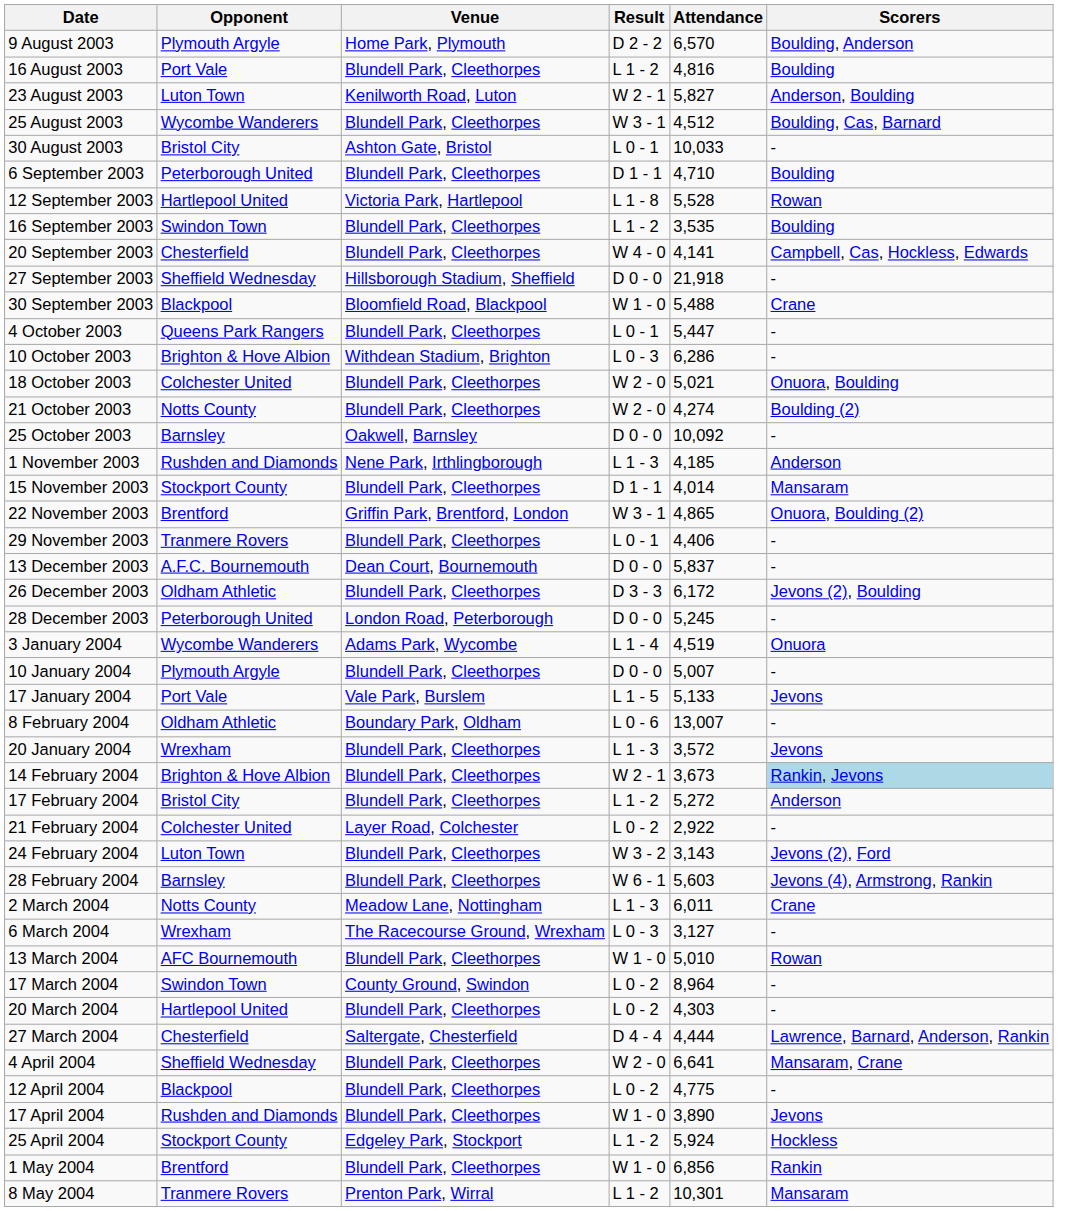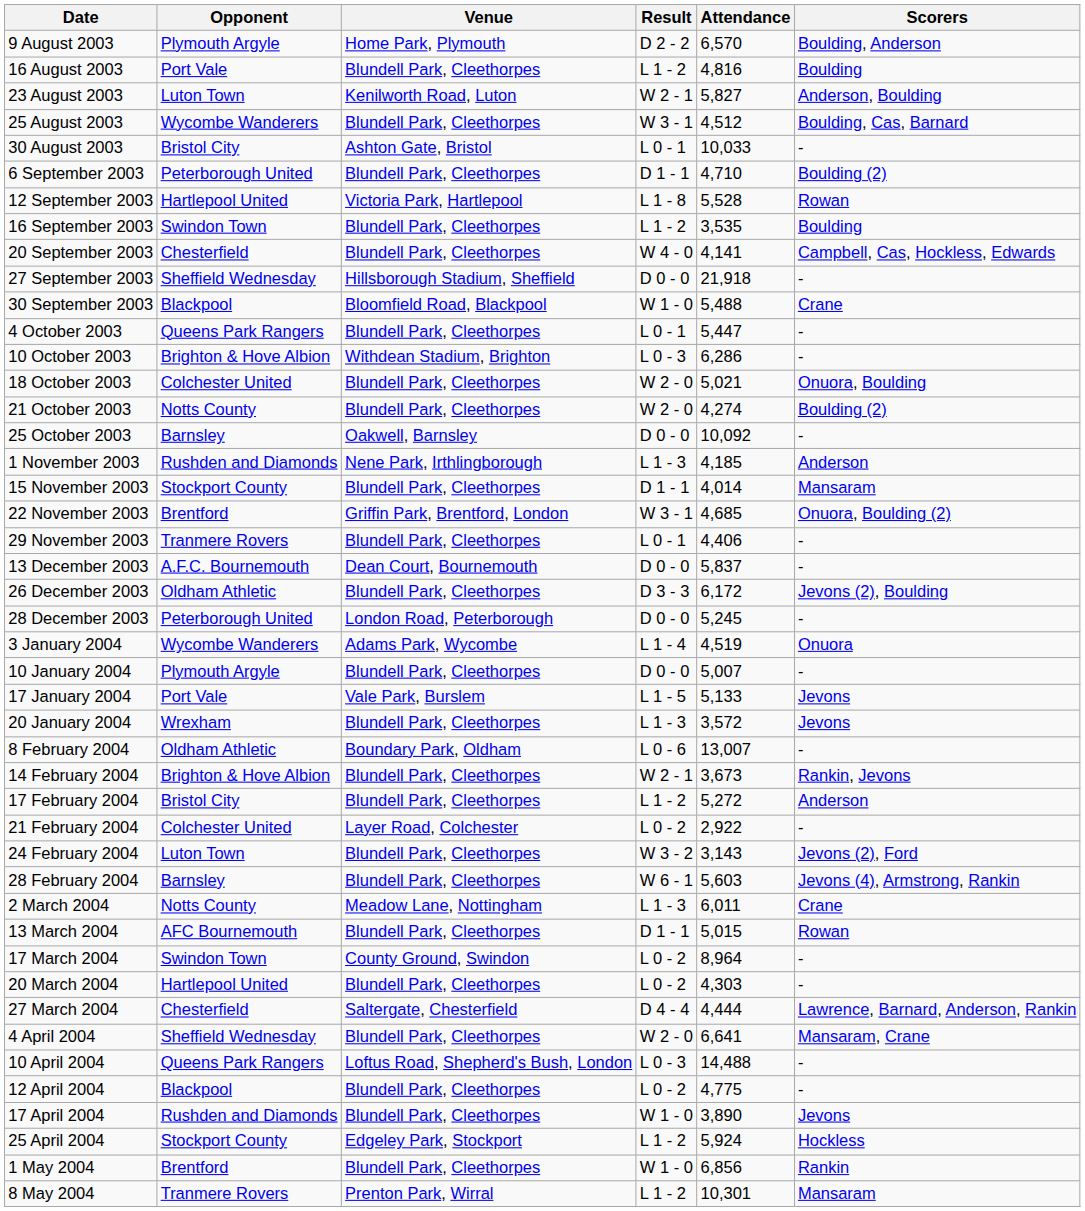(803, 174) Boulding -> (842, 174) Boulding (2)
(694, 514) 4,865 -> (721, 514) 4,685
rows swapped: (70, 749) <-> (69, 723)
(827, 775) lightblue background -> (854, 775) no background
- row: (59, 932)
(639, 958) W 1 - 0 -> (665, 932) D 1 - 1
(694, 958) 5,010 -> (721, 932) 5,015
+ row: (56, 1063)
